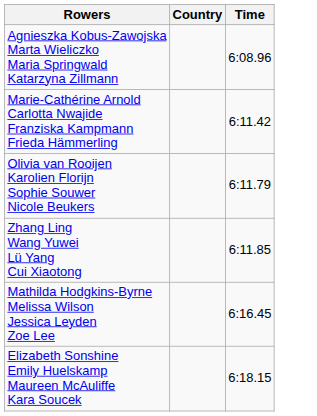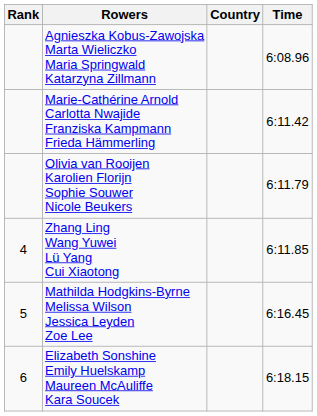+ column: (23, 14)
